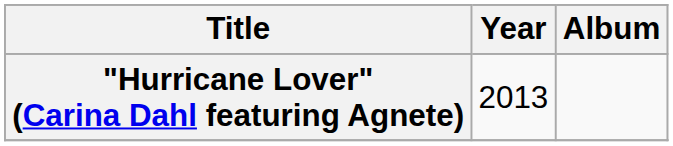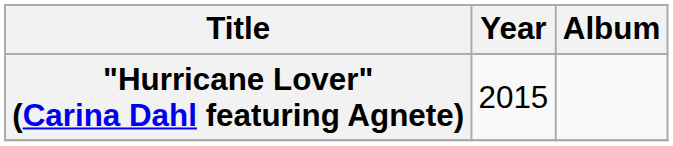(513, 96) 2013 -> (513, 96) 2015
